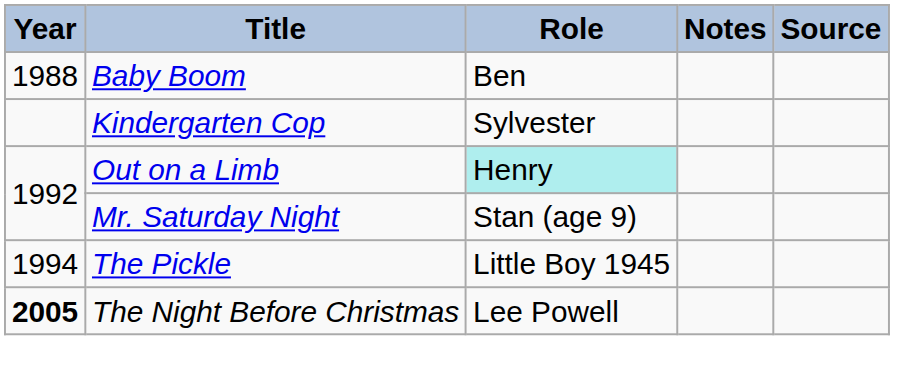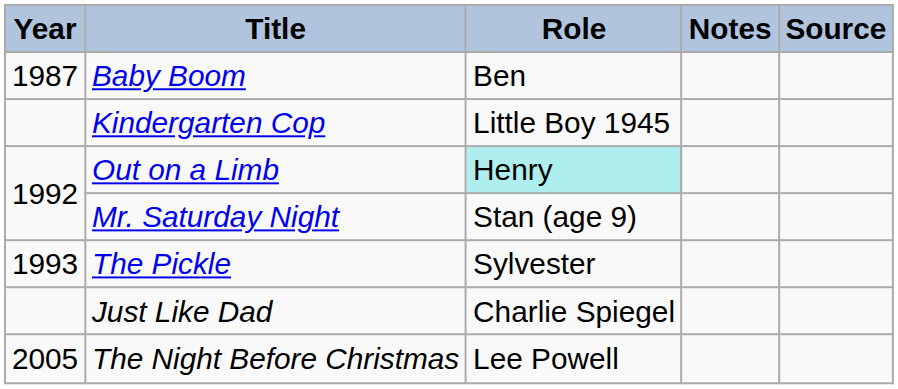(45, 76) 1988 -> (45, 76) 1987
(534, 123) Sylvester -> (572, 123) Little Boy 1945
(45, 265) 1994 -> (45, 265) 1993
(572, 265) Little Boy 1945 -> (534, 265) Sylvester
+ row: (182, 312)
(45, 312) bold -> (45, 359) normal
